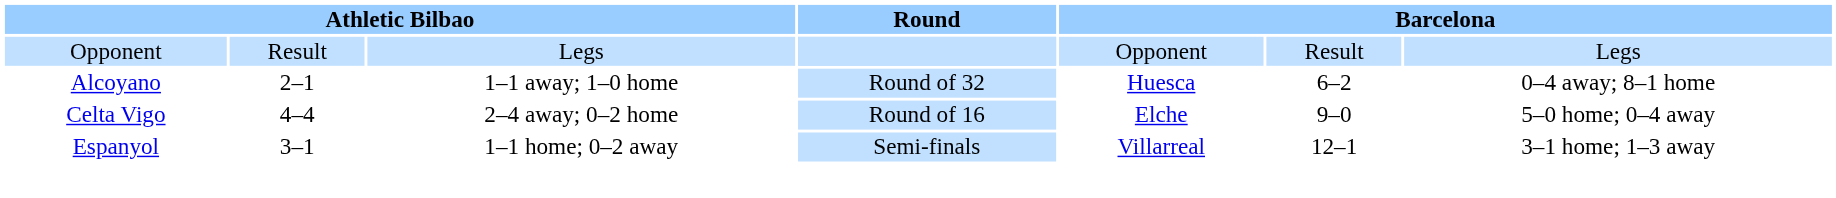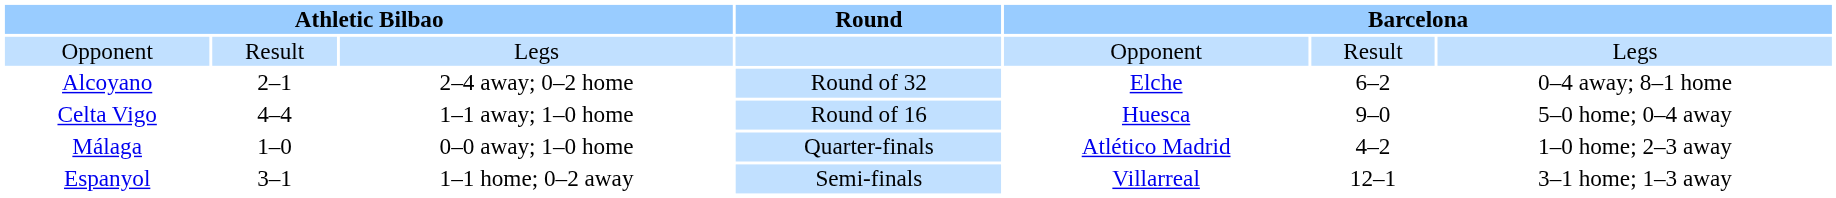(581, 82) 1–1 away; 1–0 home -> (537, 82) 2–4 away; 0–2 home
(1161, 82) Huesca -> (1156, 82) Elche
(581, 114) 2–4 away; 0–2 home -> (537, 114) 1–1 away; 1–0 home
(1161, 114) Elche -> (1156, 114) Huesca
+ row: (107, 146)
